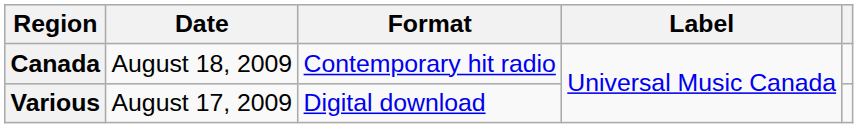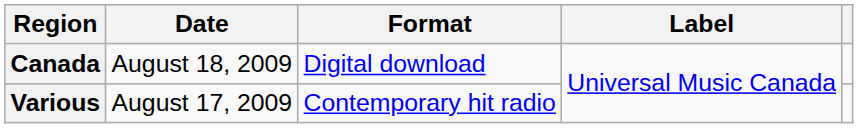(430, 63) Contemporary hit radio -> (395, 63) Digital download
(395, 102) Digital download -> (430, 102) Contemporary hit radio
